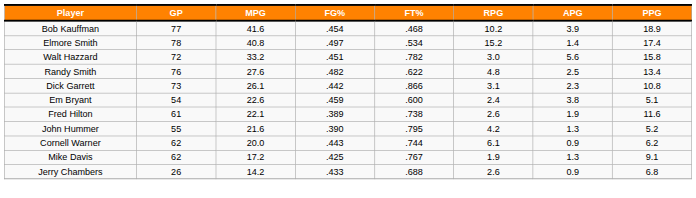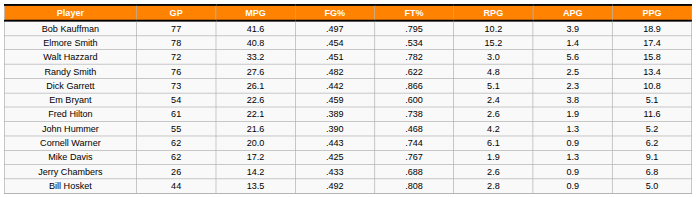(335, 29) .454 -> (335, 29) .497
(414, 29) .468 -> (414, 29) .795
(335, 43) .497 -> (335, 43) .454
(493, 86) 3.1 -> (493, 86) 5.1
(414, 129) .795 -> (414, 129) .468
+ row: (70, 186)
